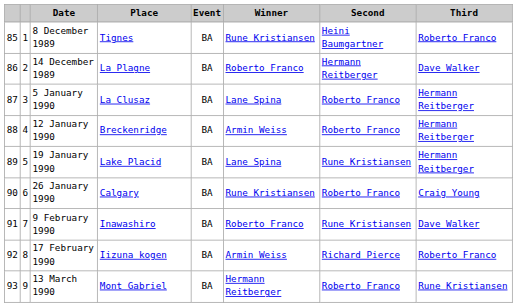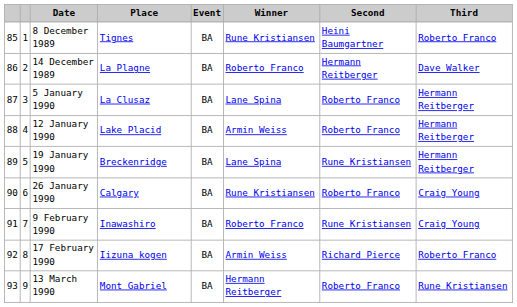(133, 131) Breckenridge -> (131, 131) Lake Placid
(131, 162) Lake Placid -> (133, 162) Breckenridge
(449, 224) Dave Walker -> (449, 224) Craig Young
